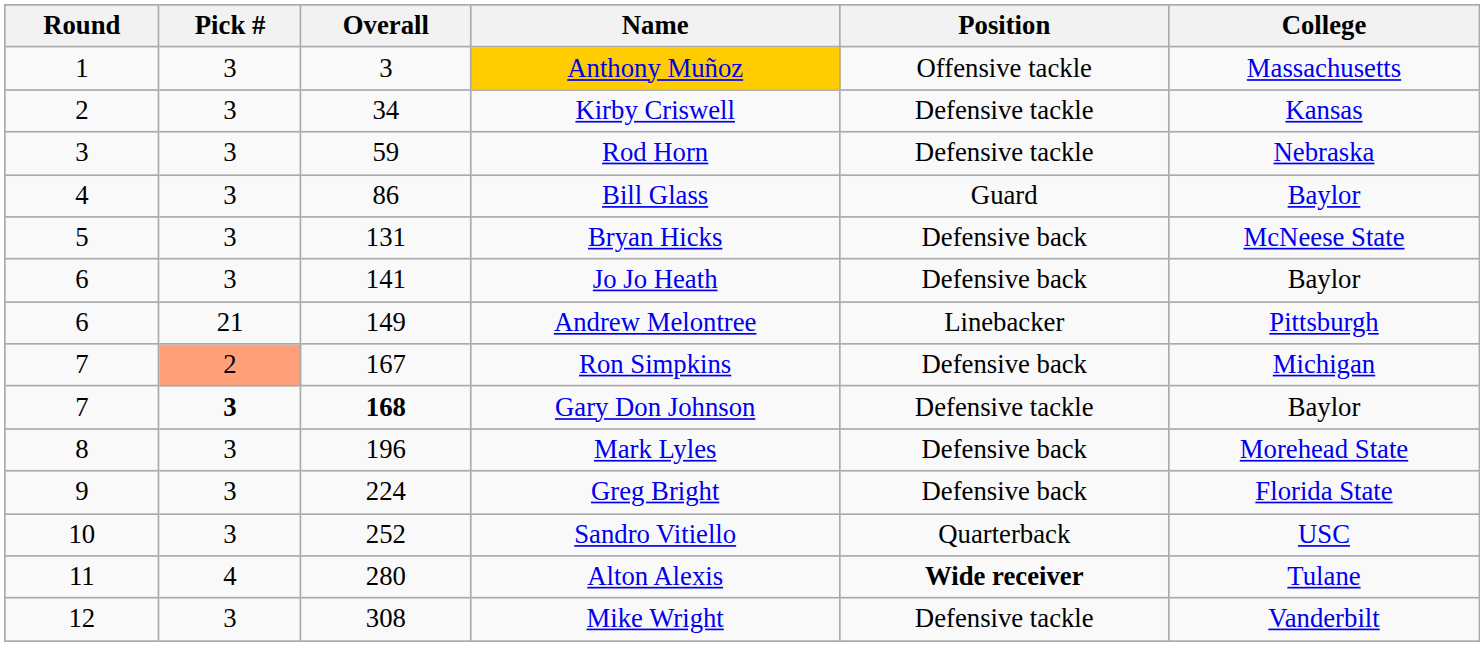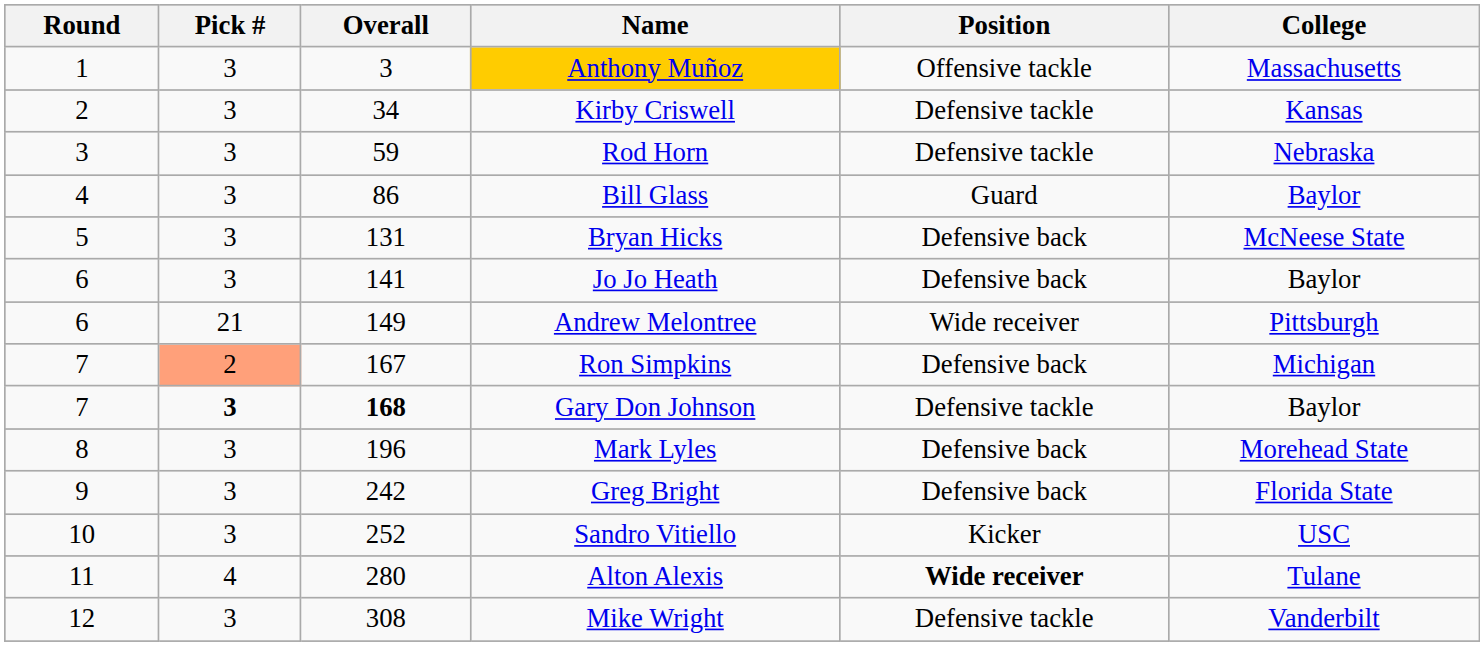(1004, 322) Linebacker -> (1004, 322) Wide receiver
(386, 491) 224 -> (386, 491) 242
(1004, 534) Quarterback -> (1004, 534) Kicker
